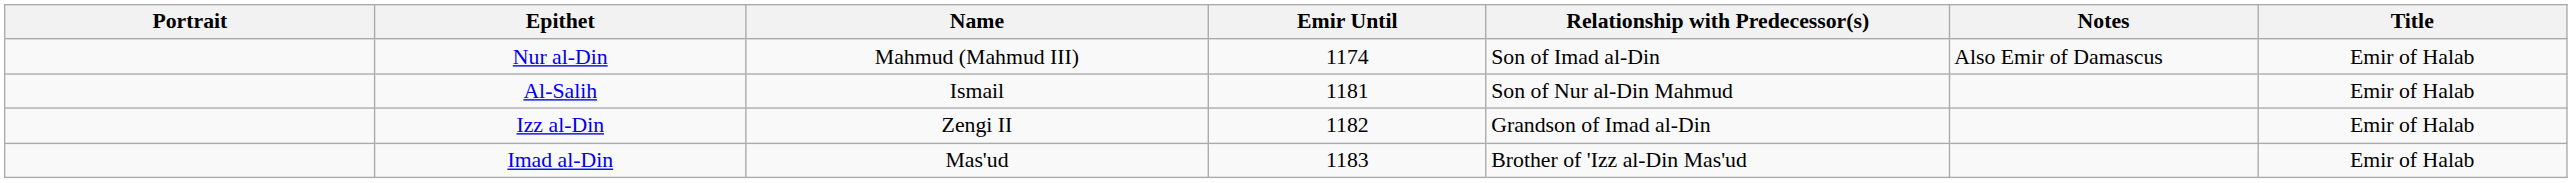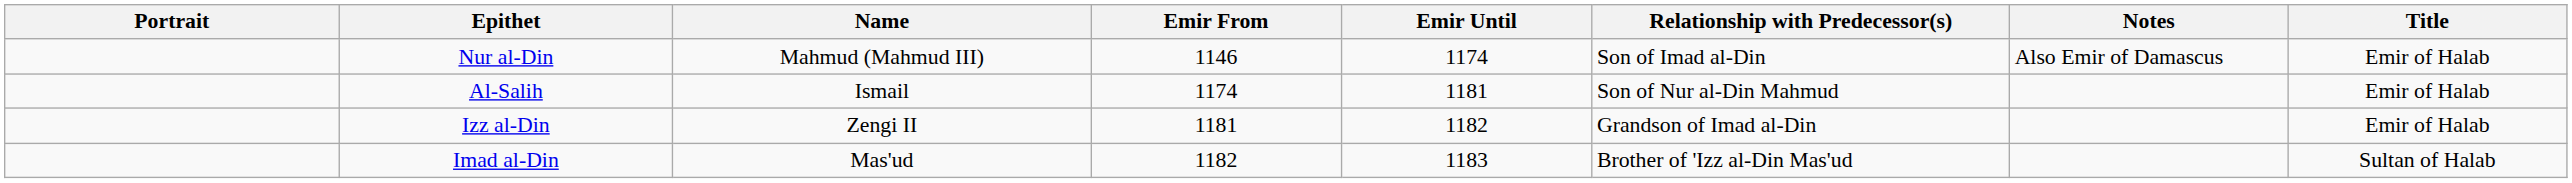+ column: (1216, 21)
(2412, 159) Emir of Halab -> (2427, 159) Sultan of Halab
